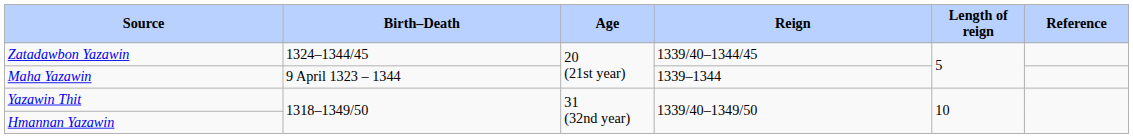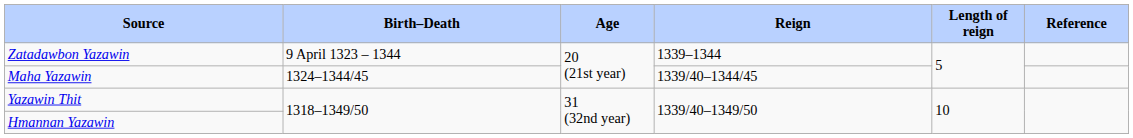(327, 54) 1324–1344/45 -> (343, 54) 9 April 1323 – 1344
(707, 54) 1339/40–1344/45 -> (689, 54) 1339–1344
(343, 76) 9 April 1323 – 1344 -> (327, 76) 1324–1344/45
(689, 76) 1339–1344 -> (707, 76) 1339/40–1344/45
